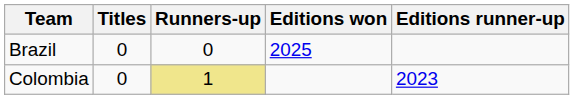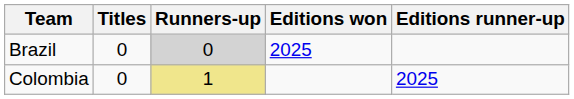(208, 49) no background -> (208, 49) lightgrey background
(417, 79) 2023 -> (417, 79) 2025
